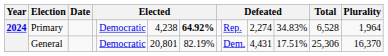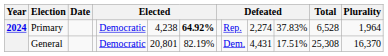(292, 28) 34.83% -> (292, 28) 37.83%
(325, 43) 25,306 -> (325, 43) 25,308
